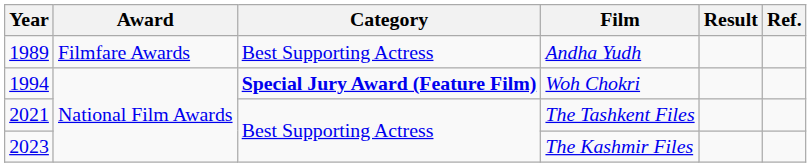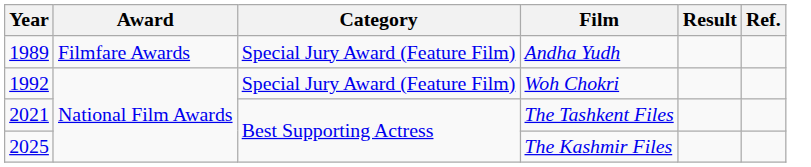(338, 51) Best Supporting Actress -> (379, 51) Special Jury Award (Feature Film)
(29, 83) 1994 -> (29, 83) 1992
(389, 83) bold -> (379, 83) normal
(29, 146) 2023 -> (29, 146) 2025
